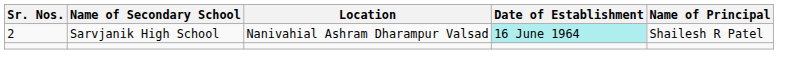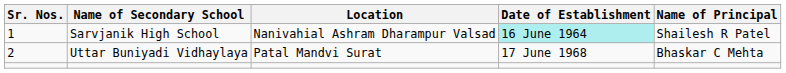(11, 33) 2 -> (11, 33) 1
+ row: (159, 53)
